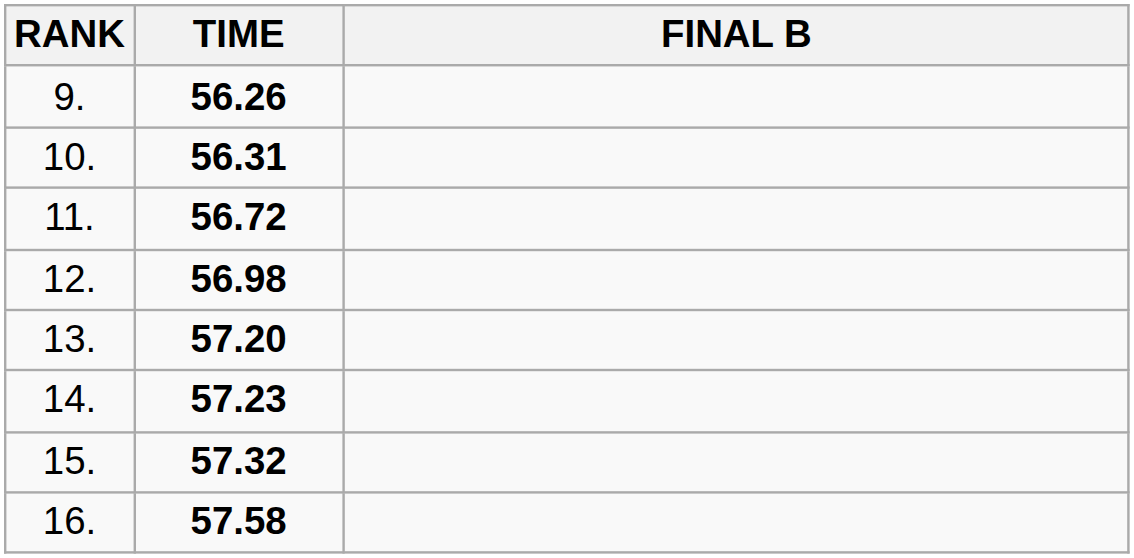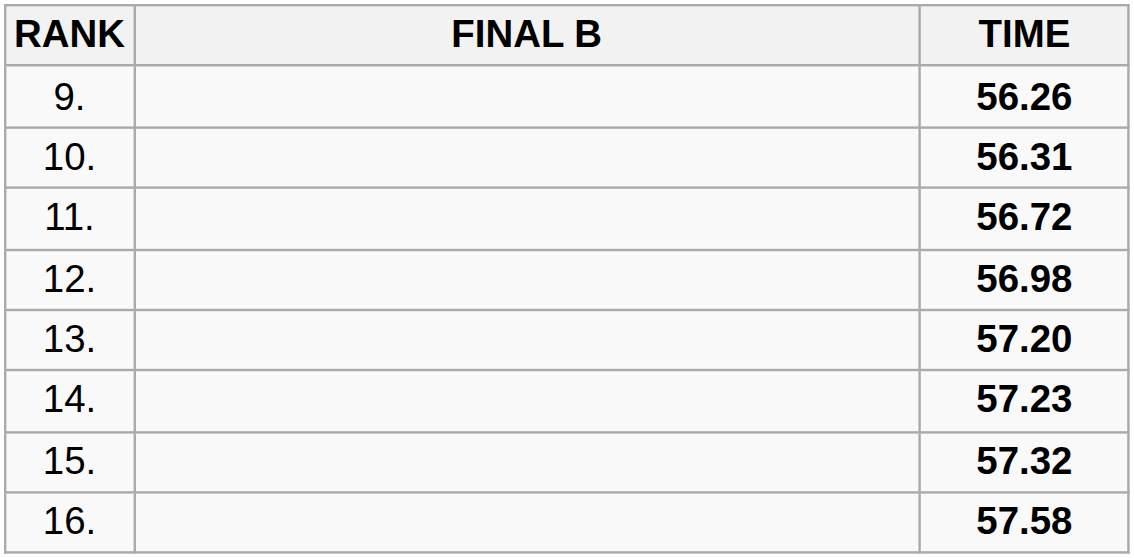columns swapped: (736, 34) <-> (239, 34)
